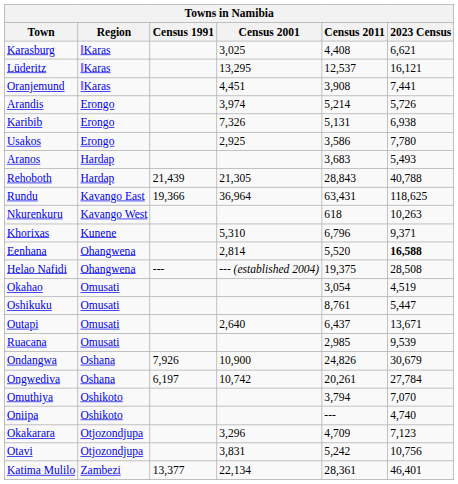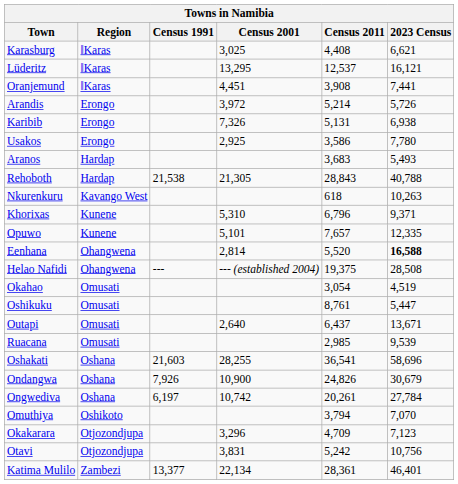(232, 104) 3,974 -> (232, 104) 3,972
(169, 178) 21,439 -> (169, 178) 21,538
- row: (22, 196)
+ row: (24, 232)
+ row: (27, 360)
- row: (23, 415)
